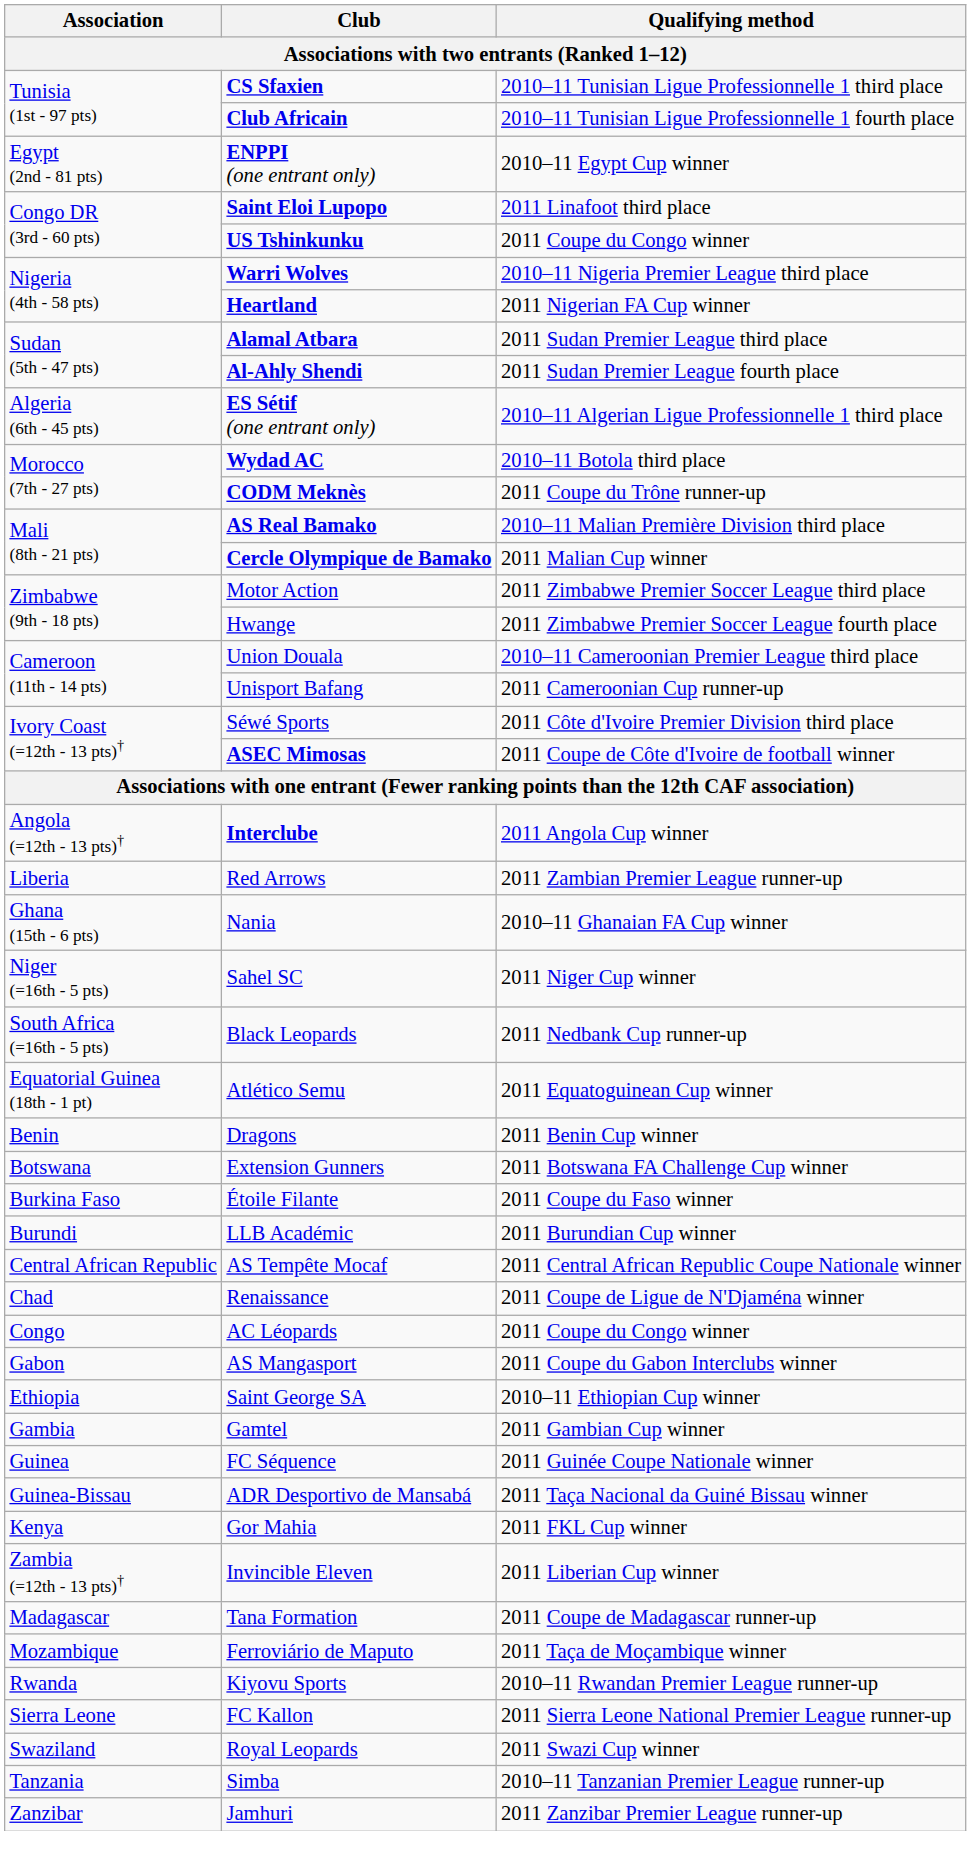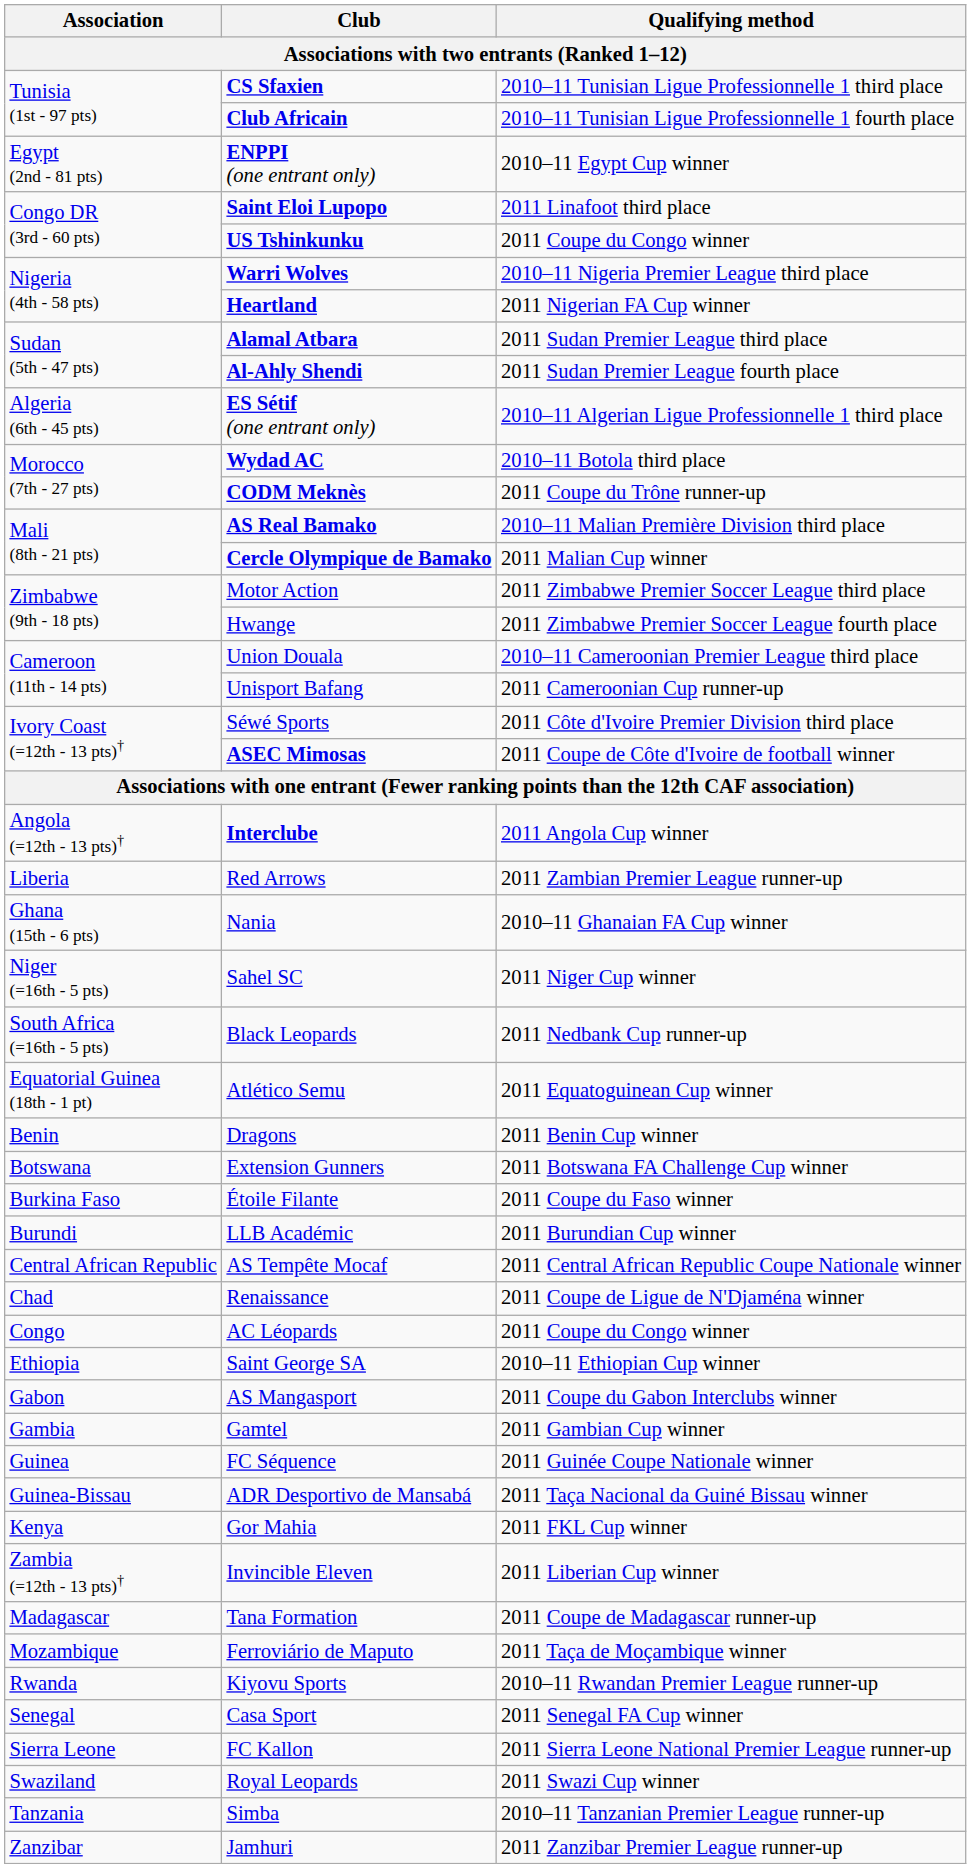rows swapped: (296, 1396) <-> (291, 1363)
+ row: (271, 1716)
